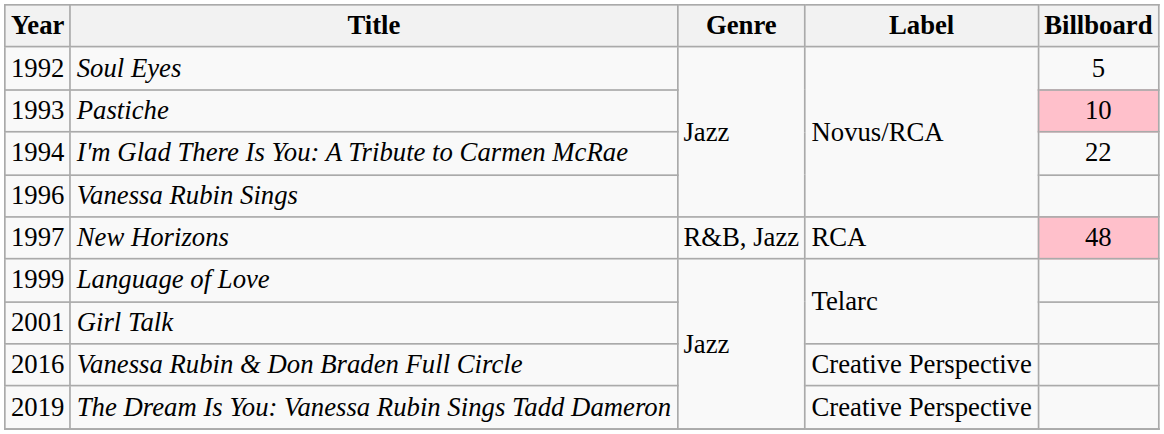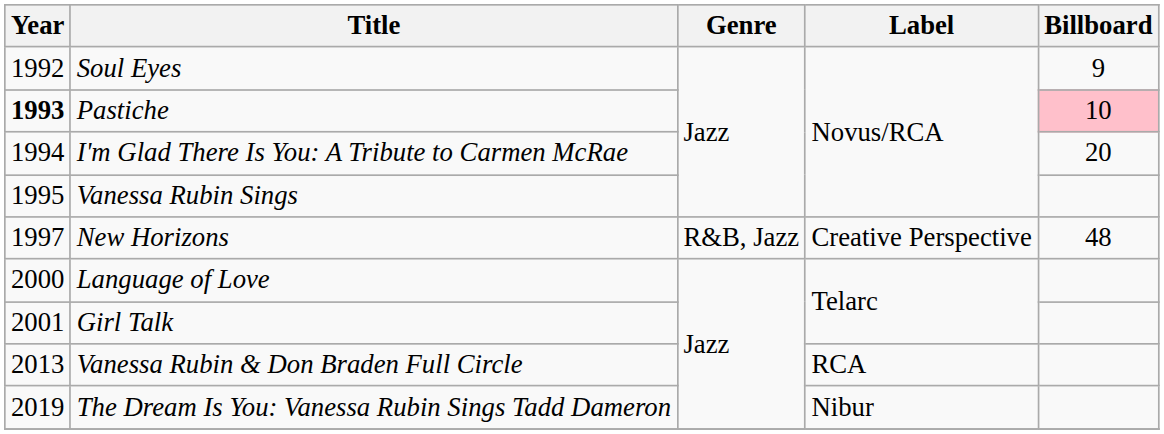(1098, 68) 5 -> (1098, 68) 9
(38, 110) normal -> (38, 110) bold
(1098, 152) 22 -> (1098, 152) 20
(38, 195) 1996 -> (38, 195) 1995
(839, 237) RCA -> (922, 237) Creative Perspective
(1098, 237) pink background -> (1098, 237) no background
(38, 279) 1999 -> (38, 279) 2000
(38, 364) 2016 -> (38, 364) 2013
(922, 364) Creative Perspective -> (839, 364) RCA
(922, 407) Creative Perspective -> (843, 407) Nibur
